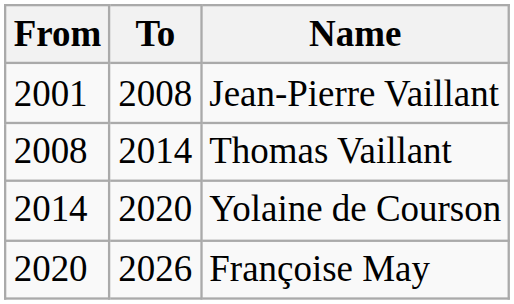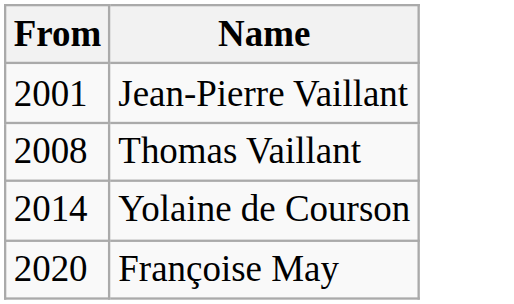- column: (155, 33)
